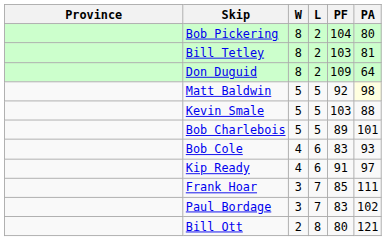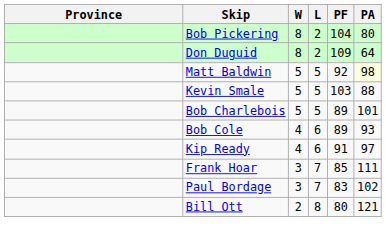- row: (225, 53)
(341, 149) 83 -> (341, 130) 89
